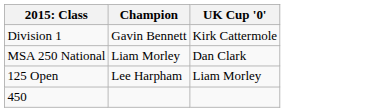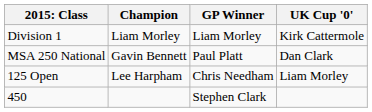+ column: (233, 14)
(149, 35) Gavin Bennett -> (146, 35) Liam Morley
(146, 55) Liam Morley -> (149, 55) Gavin Bennett
